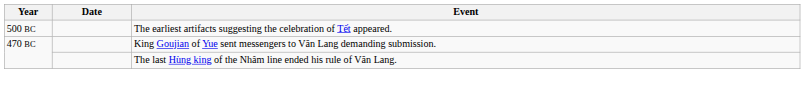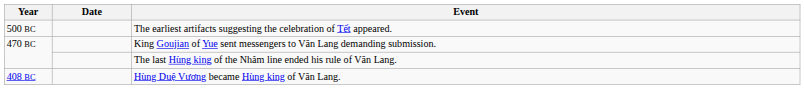+ row: (237, 76)
